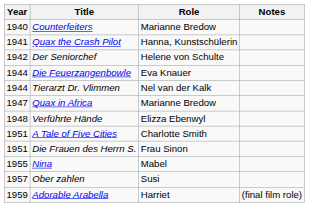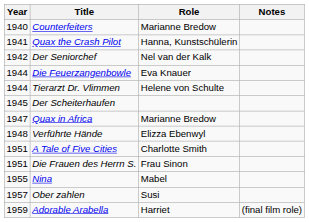(182, 57) Helene von Schulte -> (176, 57) Nel van der Kalk
(176, 88) Nel van der Kalk -> (182, 88) Helene von Schulte
+ row: (74, 103)
